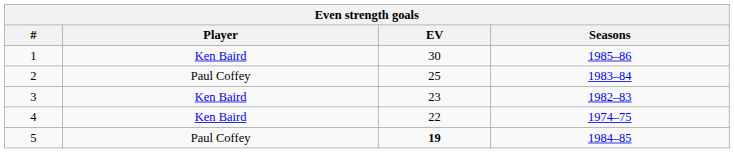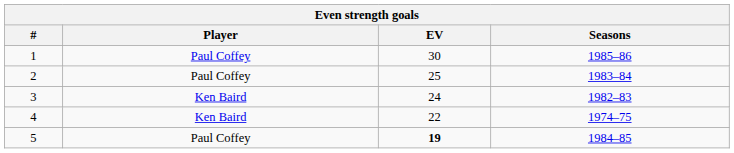(221, 56) Ken Baird -> (221, 56) Paul Coffey
(435, 97) 23 -> (435, 97) 24
